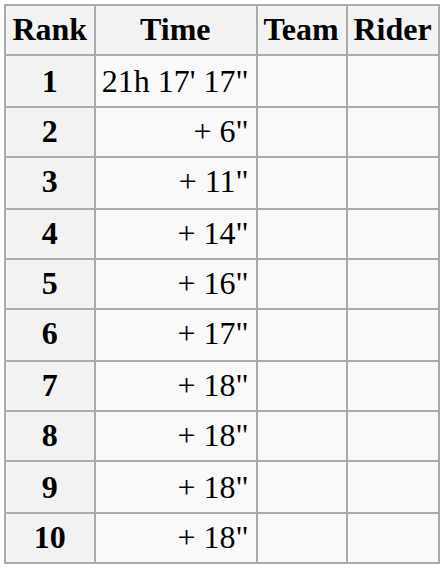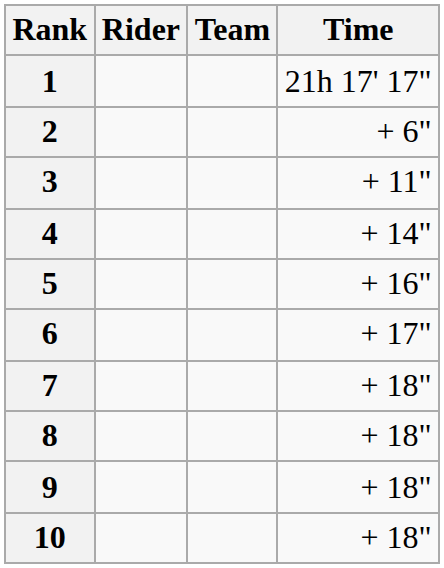columns swapped: (393, 29) <-> (175, 29)
